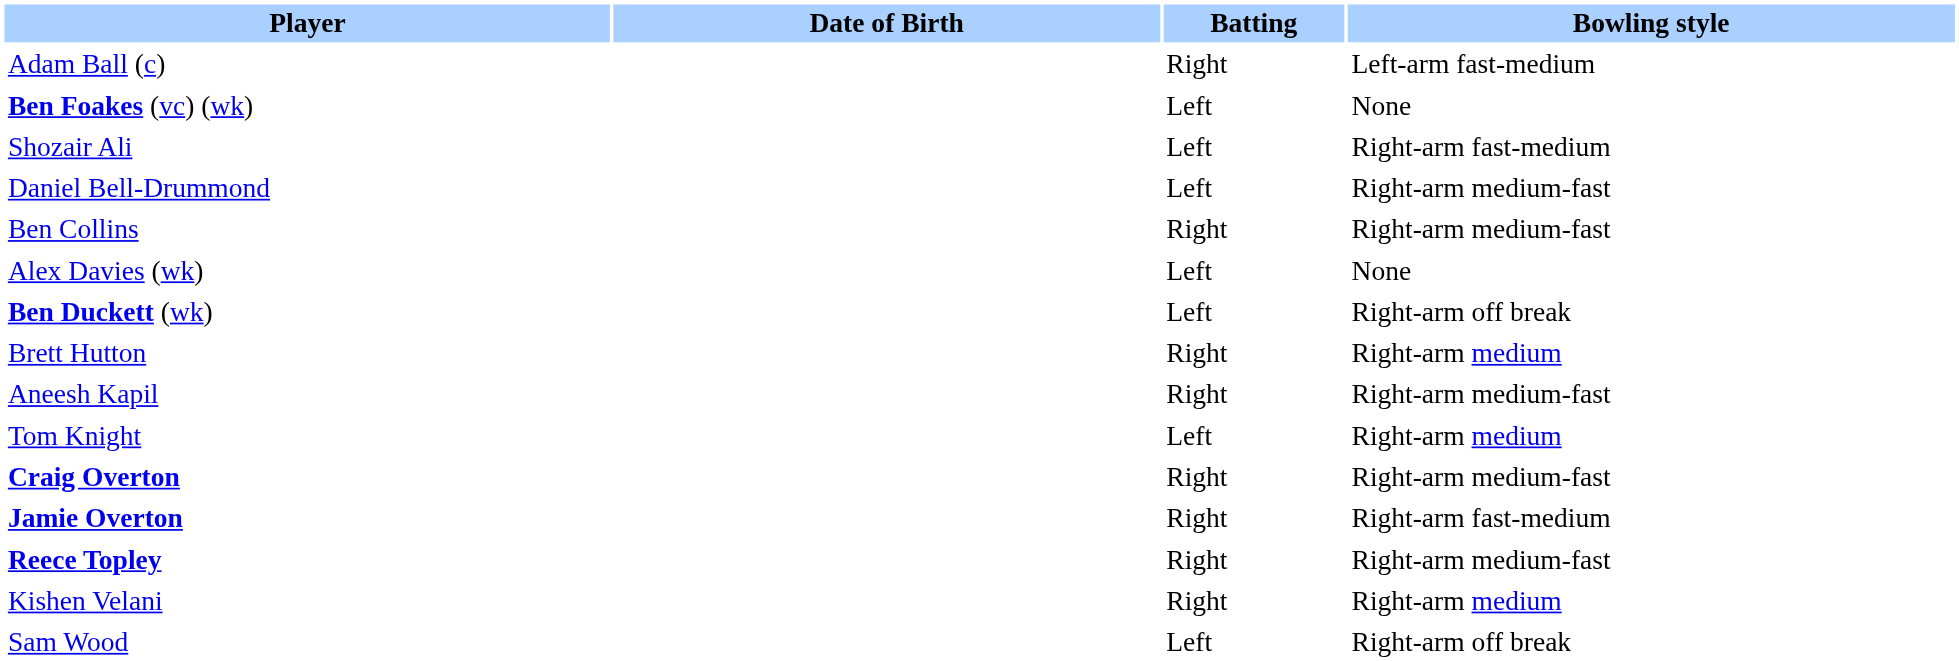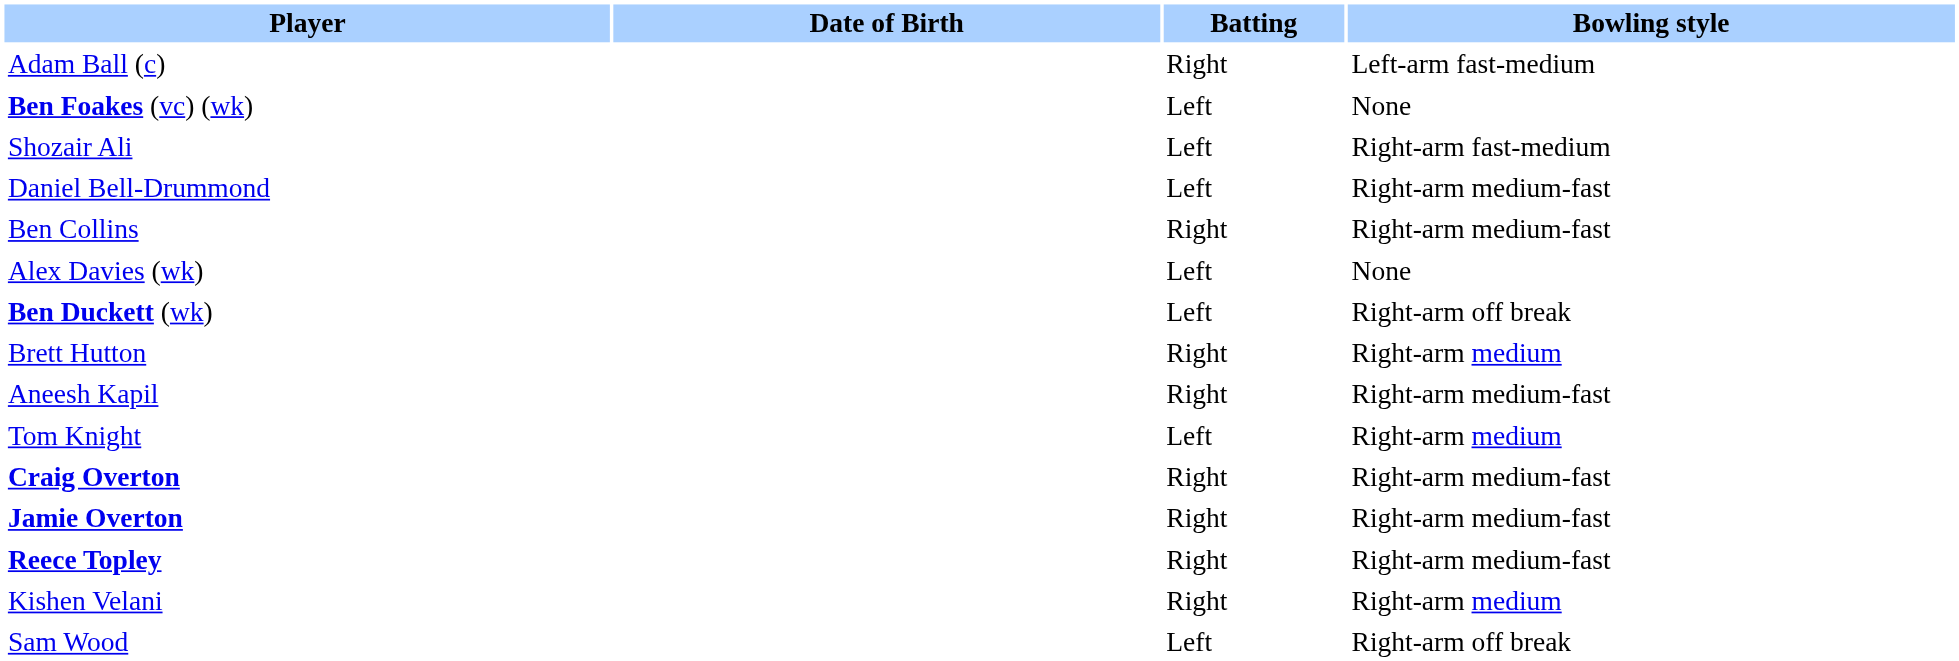(1481, 518) Right-arm fast-medium -> (1481, 518) Right-arm medium-fast
